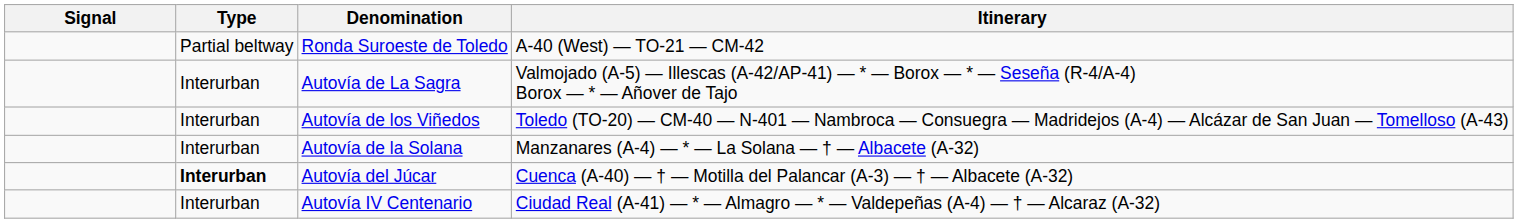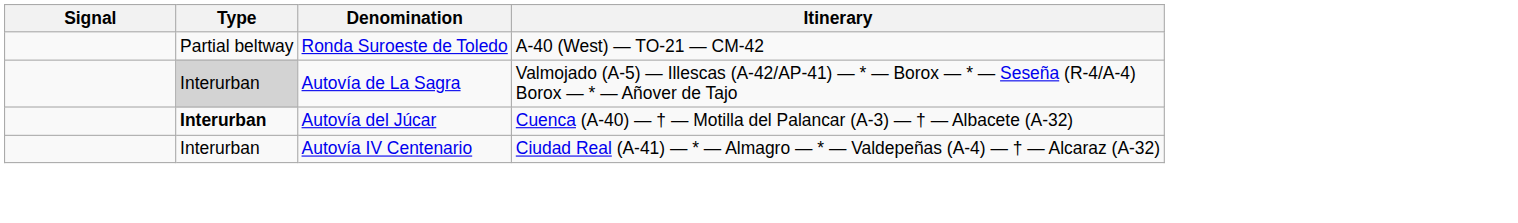(220, 83) no background -> (220, 83) lightgrey background
- row: (391, 120)
- row: (382, 148)
